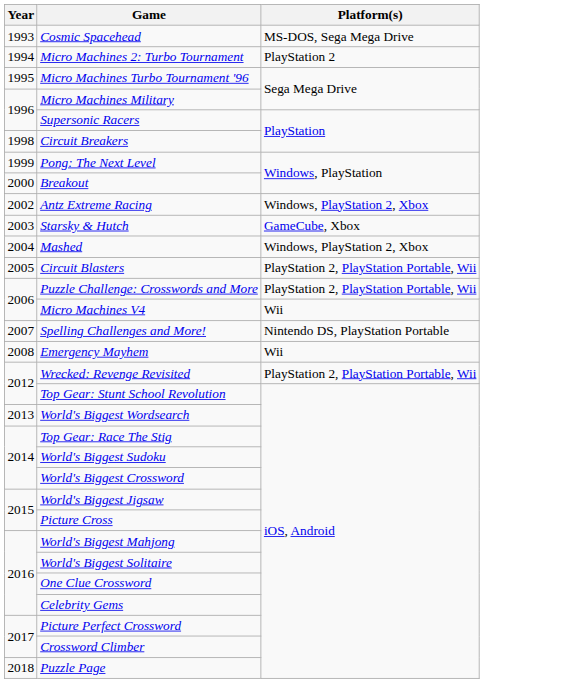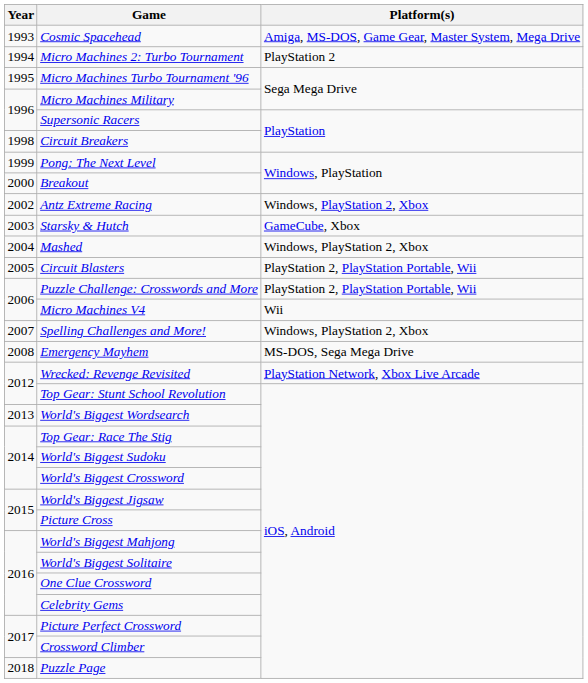(339, 36) MS-DOS, Sega Mega Drive -> (422, 36) Amiga, MS-DOS, Game Gear, Master System, Mega Drive
(357, 330) Nintendo DS, PlayStation Portable -> (346, 330) Windows, PlayStation 2, Xbox
(274, 352) Wii -> (339, 352) MS-DOS, Sega Mega Drive
(370, 373) PlayStation 2, PlayStation Portable, Wii -> (372, 373) PlayStation Network, Xbox Live Arcade
